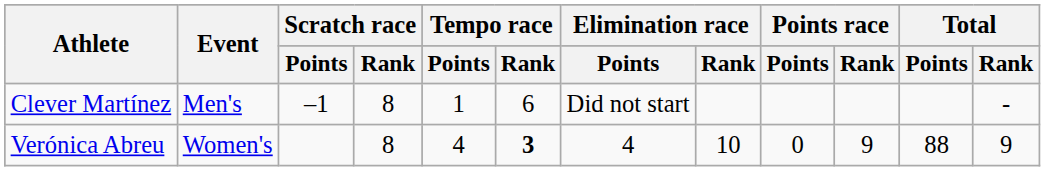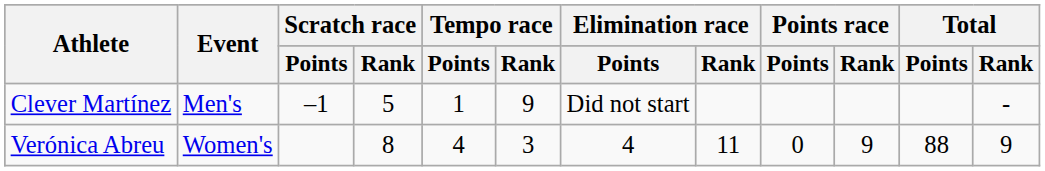(388, 104) 8 -> (388, 104) 5
(528, 104) 6 -> (528, 104) 9
(528, 144) bold -> (528, 144) normal
(728, 144) 10 -> (728, 144) 11
